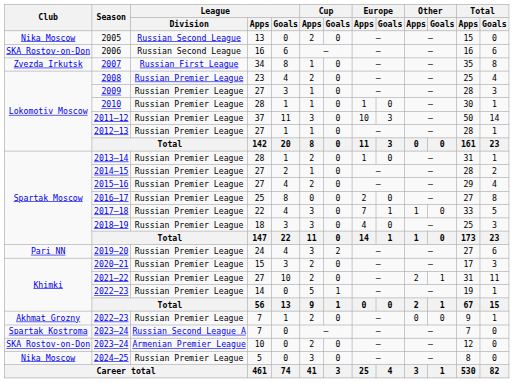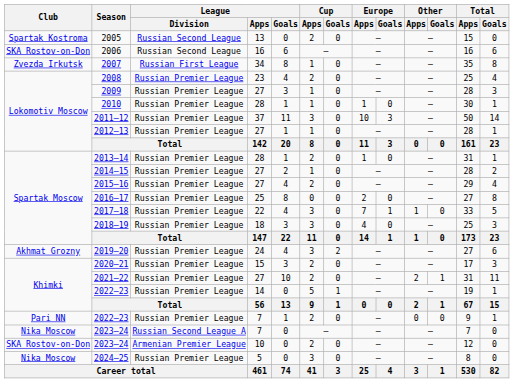(48, 38) Nika Moscow -> (48, 38) Spartak Kostroma
(48, 251) Pari NN -> (48, 251) Akhmat Grozny
(48, 318) Akhmat Grozny -> (48, 318) Pari NN
(48, 331) Spartak Kostroma -> (48, 331) Nika Moscow
